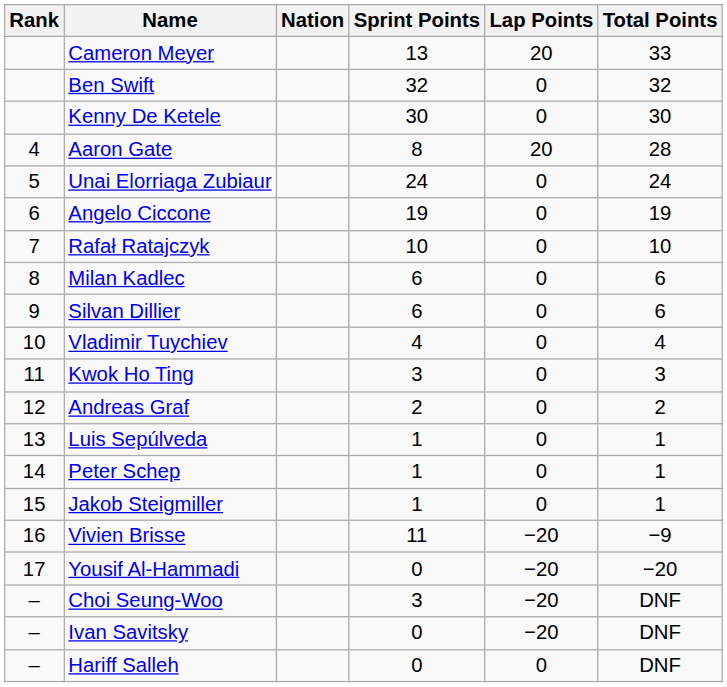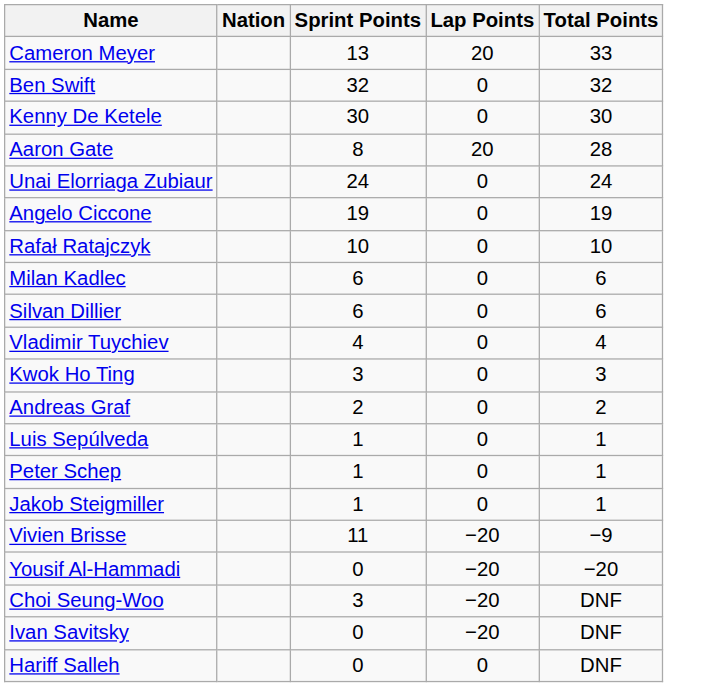- column: (34, 20)
